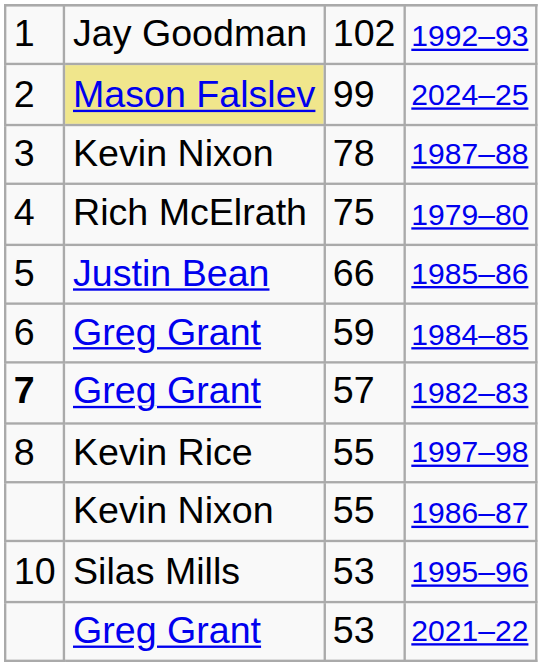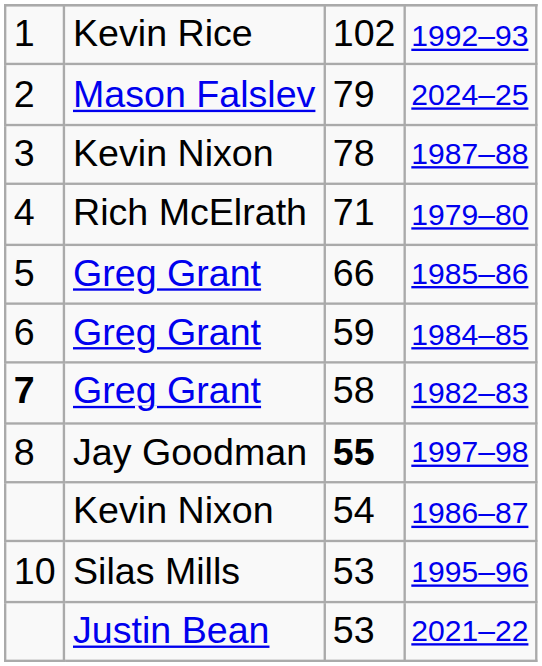(190, 34) Jay Goodman -> (163, 34) Kevin Rice
(194, 93) khaki background -> (194, 93) no background
(354, 93) 99 -> (354, 93) 79
(354, 213) 75 -> (354, 213) 71
(171, 272) Justin Bean -> (167, 272) Greg Grant
(354, 392) 57 -> (354, 392) 58
(163, 451) Kevin Rice -> (190, 451) Jay Goodman
(354, 451) normal -> (354, 451) bold
(354, 511) 55 -> (354, 511) 54
(167, 630) Greg Grant -> (171, 630) Justin Bean
